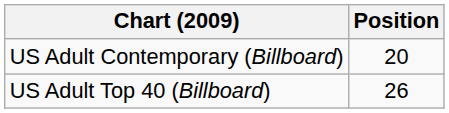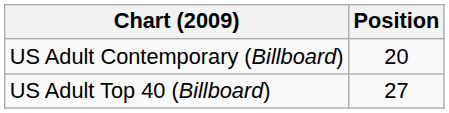(396, 90) 26 -> (396, 90) 27
